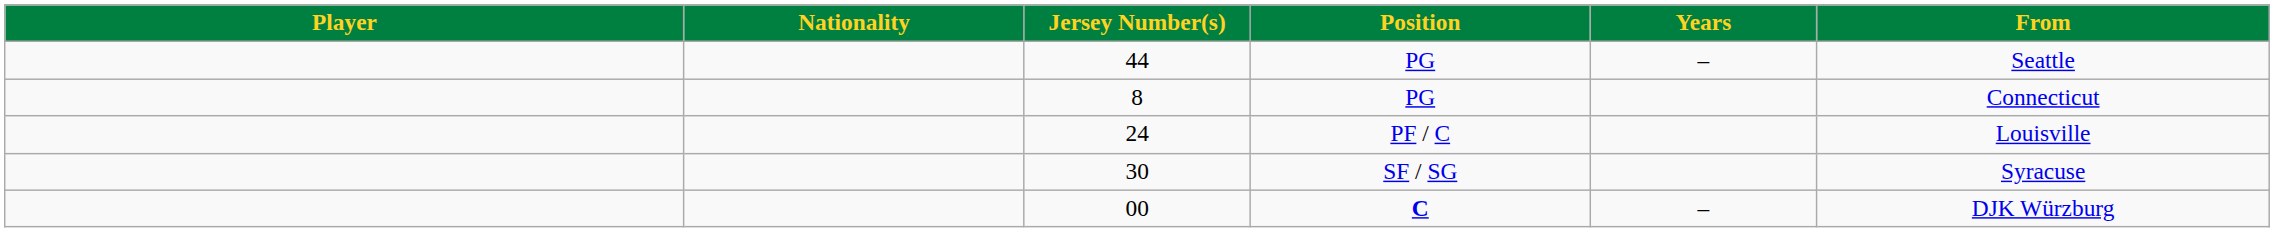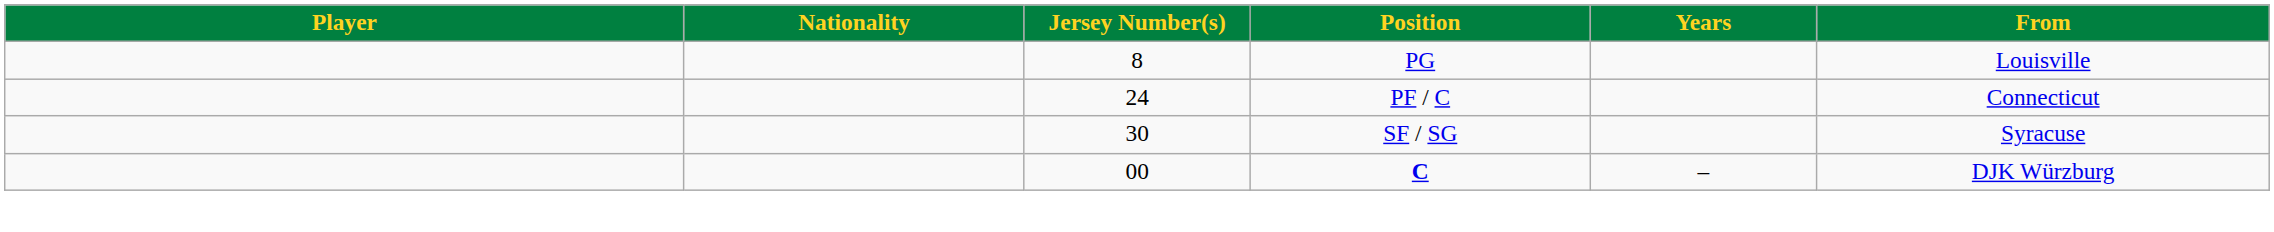- row: (1137, 60)
(2043, 97) Connecticut -> (2043, 60) Louisville
(2043, 134) Louisville -> (2043, 97) Connecticut
